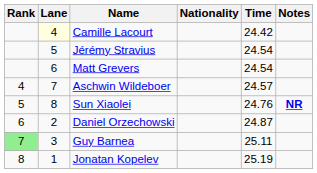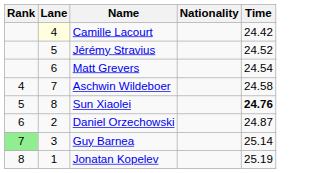- column: (294, 13)
(258, 50) 24.54 -> (258, 50) 24.52
(258, 86) 24.57 -> (258, 86) 24.58
(258, 104) normal -> (258, 104) bold
(258, 141) 25.11 -> (258, 141) 25.14
